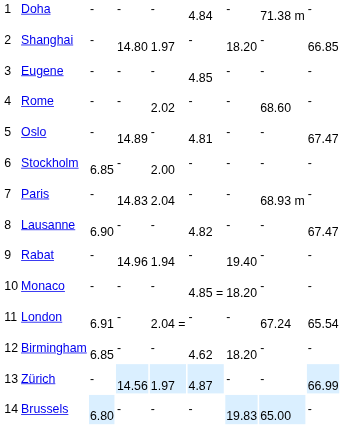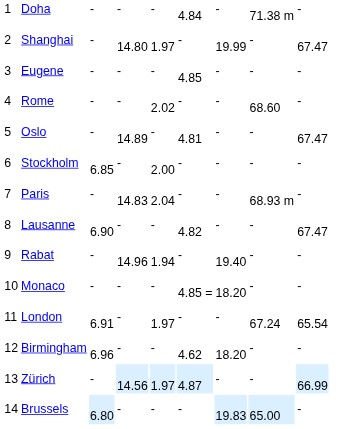(242, 47) 18.20 -> (231, 47) 19.99
(323, 47) 66.85 -> (313, 47) 67.47
(168, 324) 2.04 = -> (163, 324) 1.97
(102, 355) 6.85 -> (102, 355) 6.96
